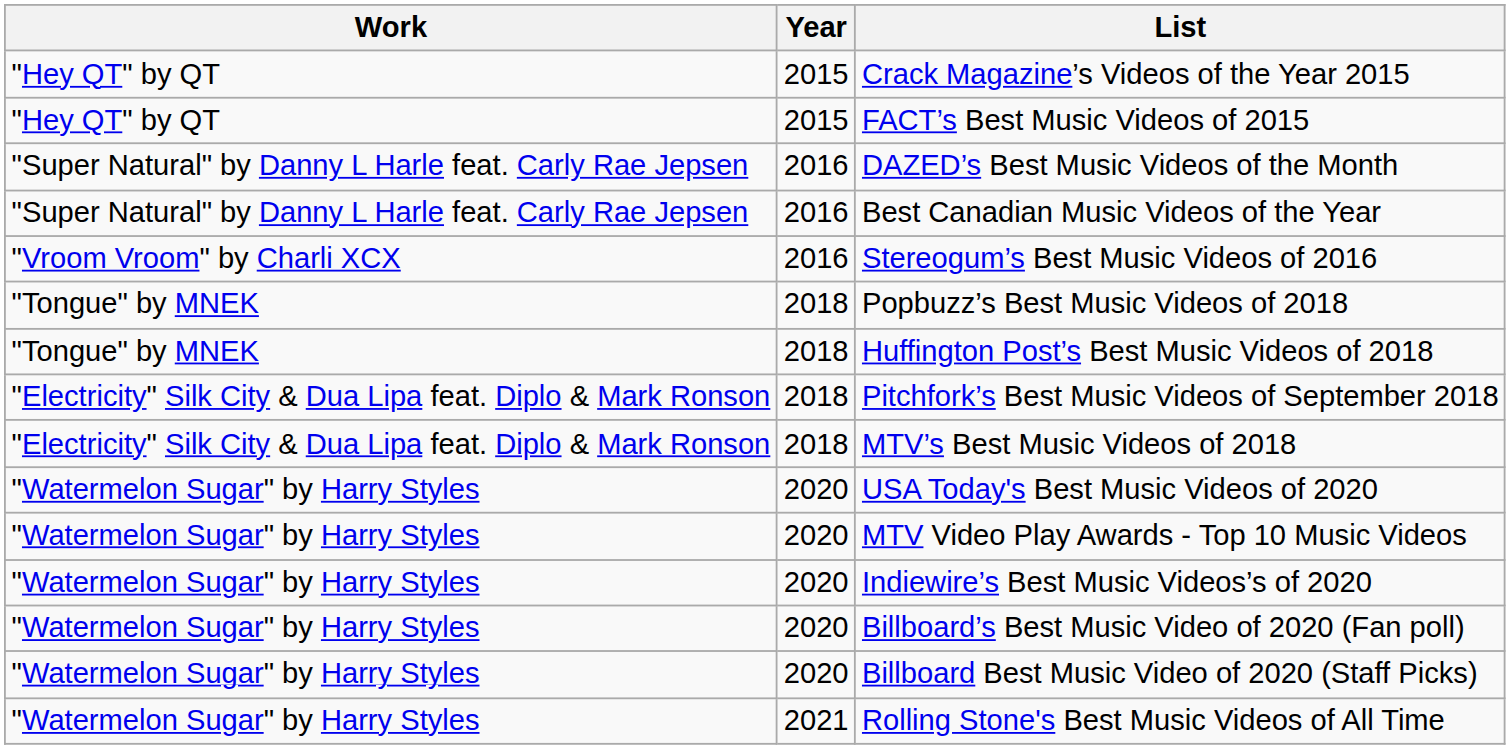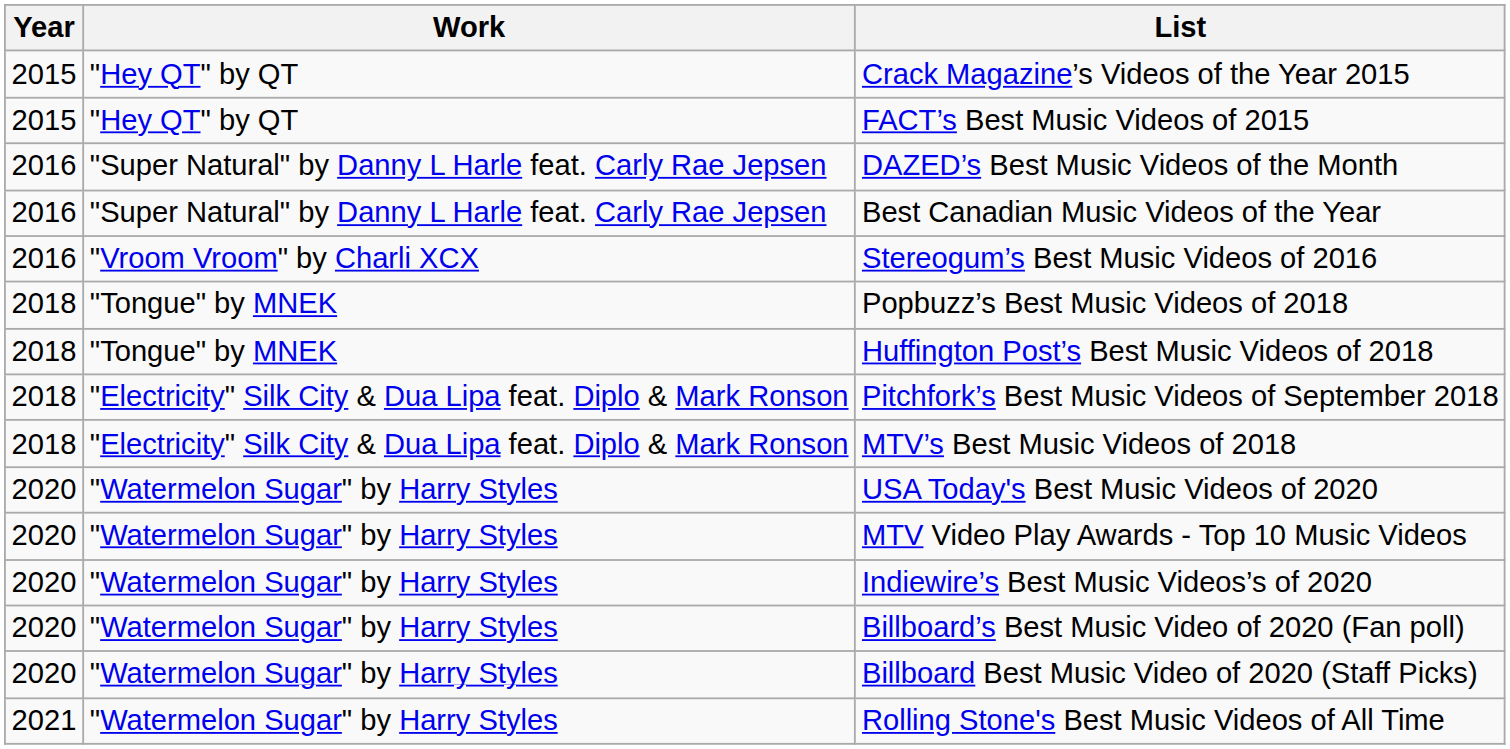columns swapped: (816, 27) <-> (391, 27)
